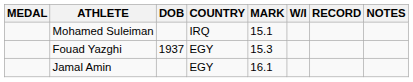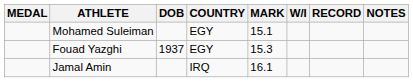(199, 31) IRQ -> (201, 31) EGY
(201, 67) EGY -> (199, 67) IRQ
